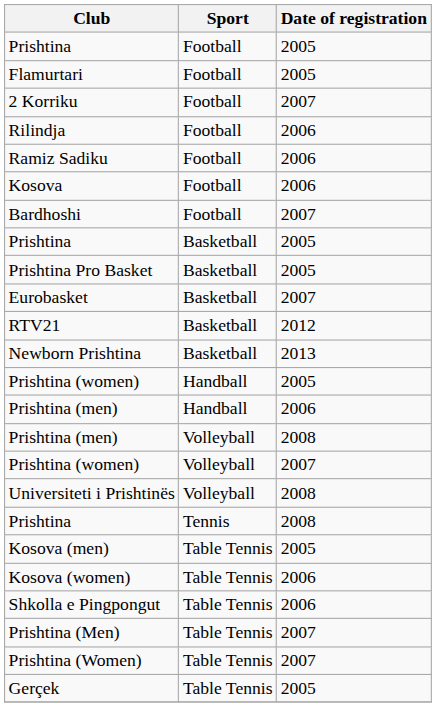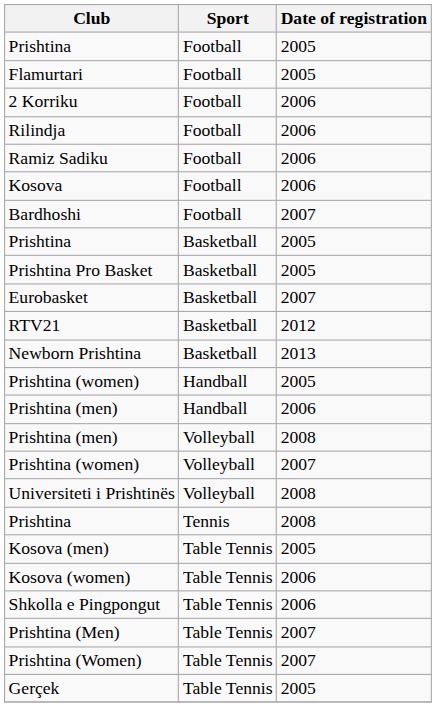(298, 102) 2007 -> (298, 102) 2006
